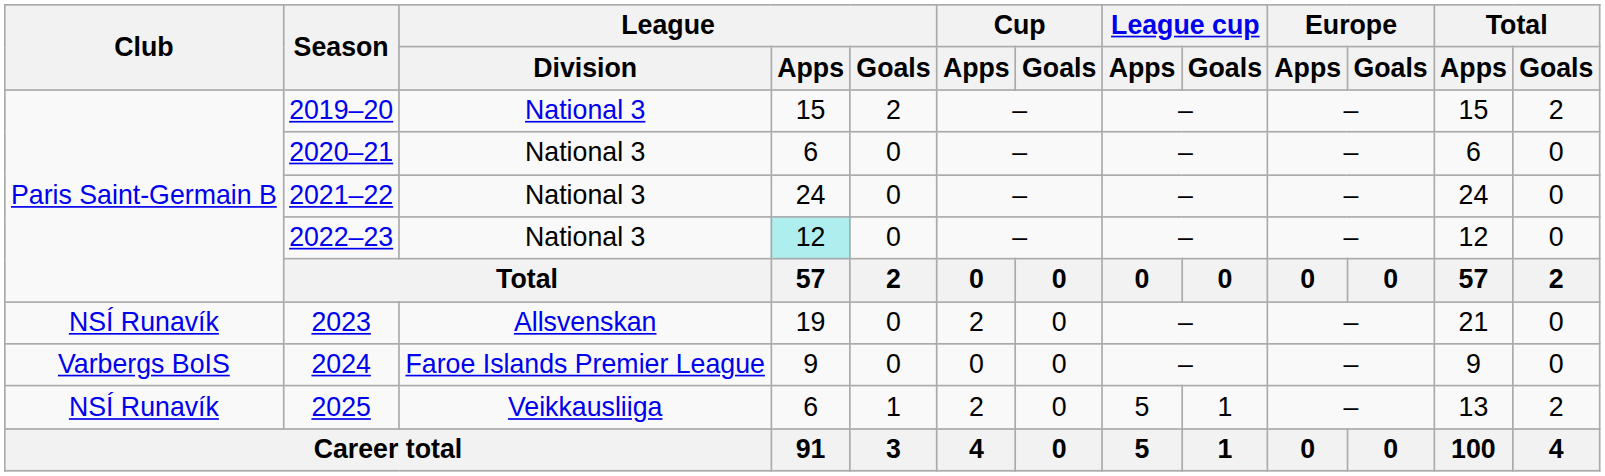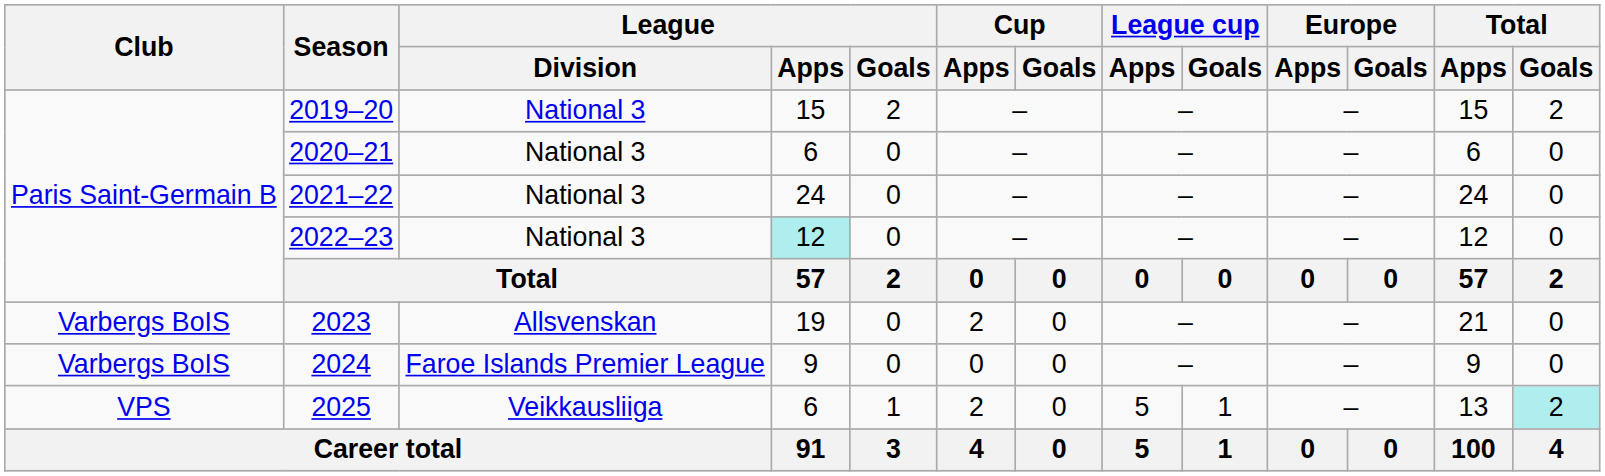(144, 322) NSÍ Runavík -> (144, 322) Varbergs BoIS
(144, 407) NSÍ Runavík -> (144, 407) VPS
(1556, 407) no background -> (1556, 407) paleturquoise background
